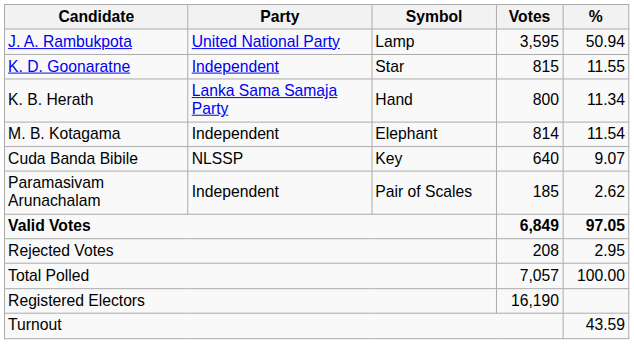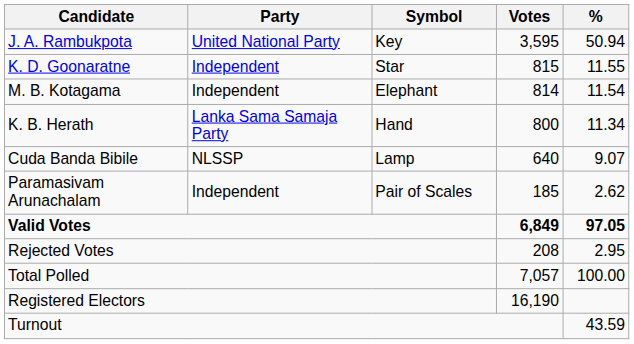(395, 41) Lamp -> (389, 41) Key
rows swapped: (64, 134) <-> (51, 100)
(389, 158) Key -> (395, 158) Lamp
